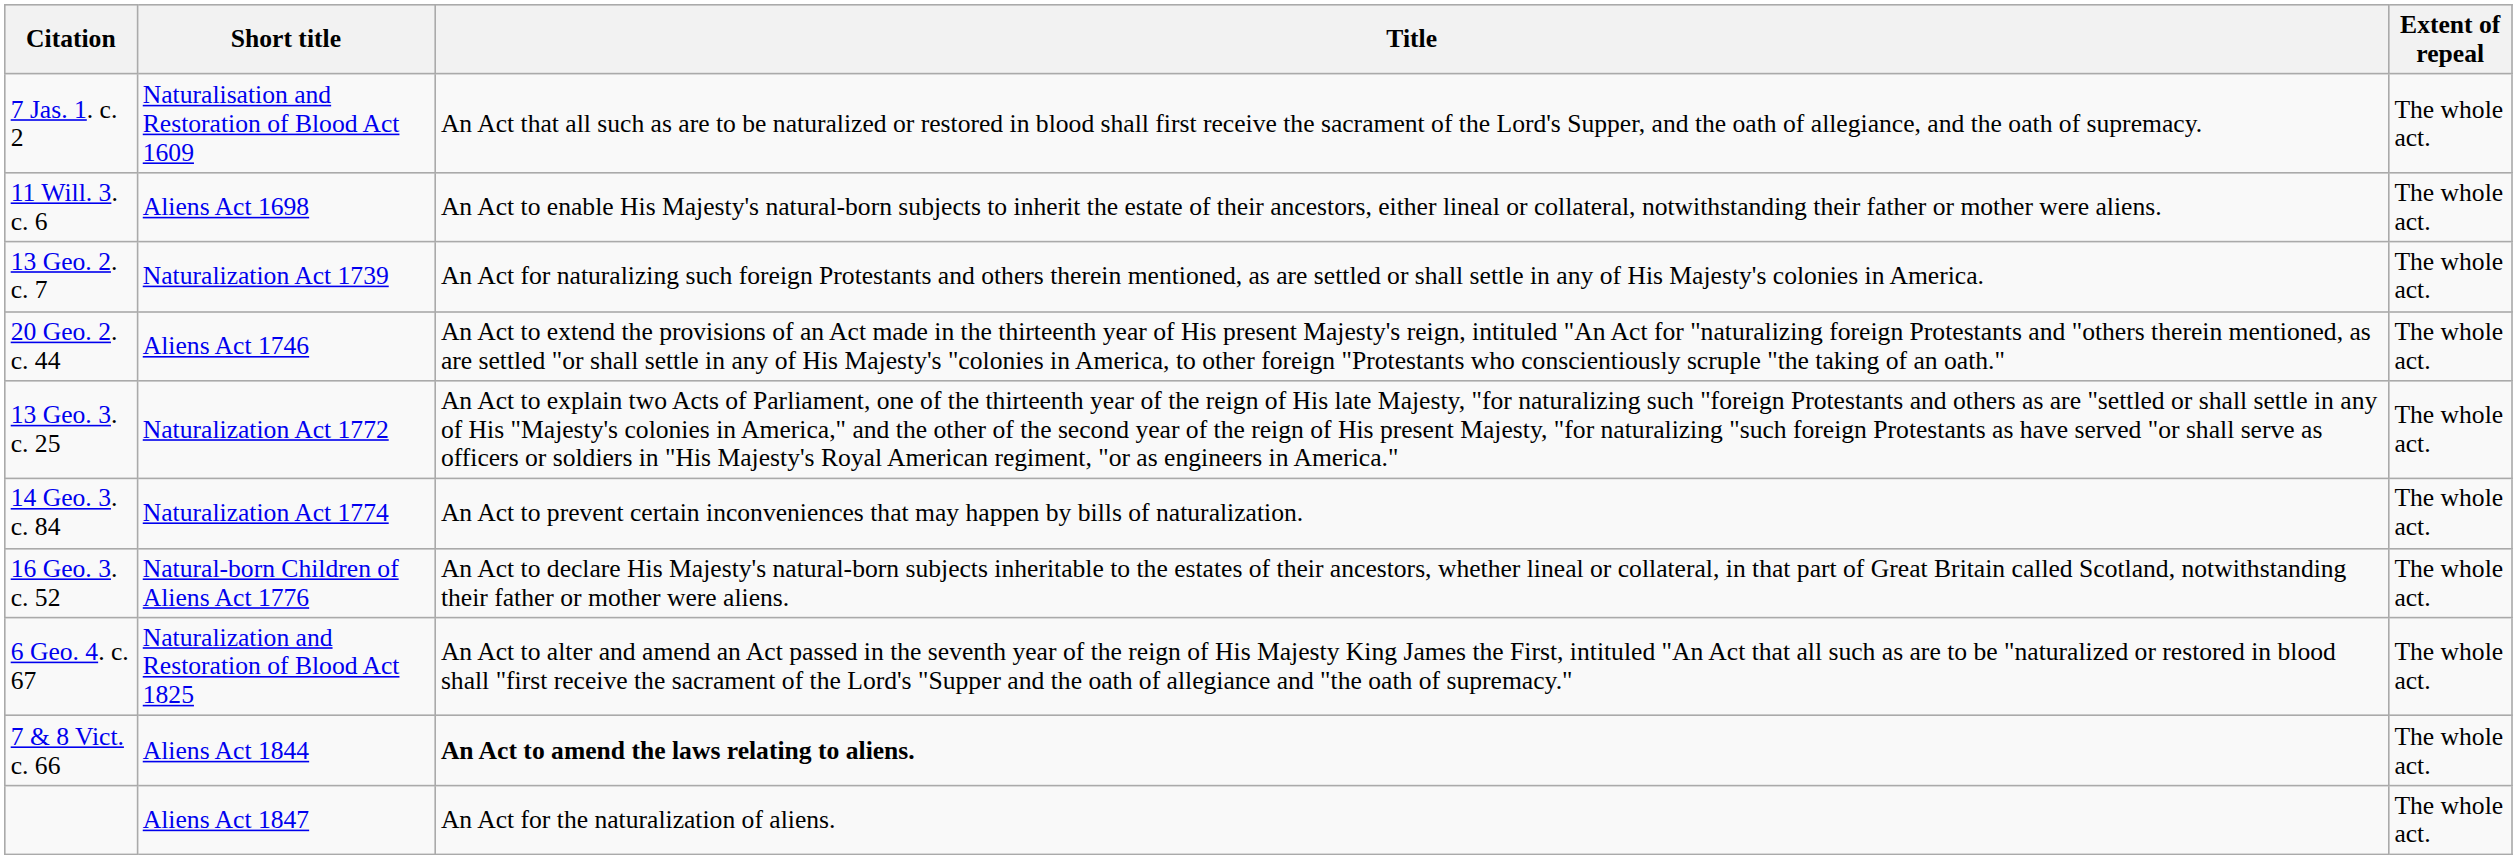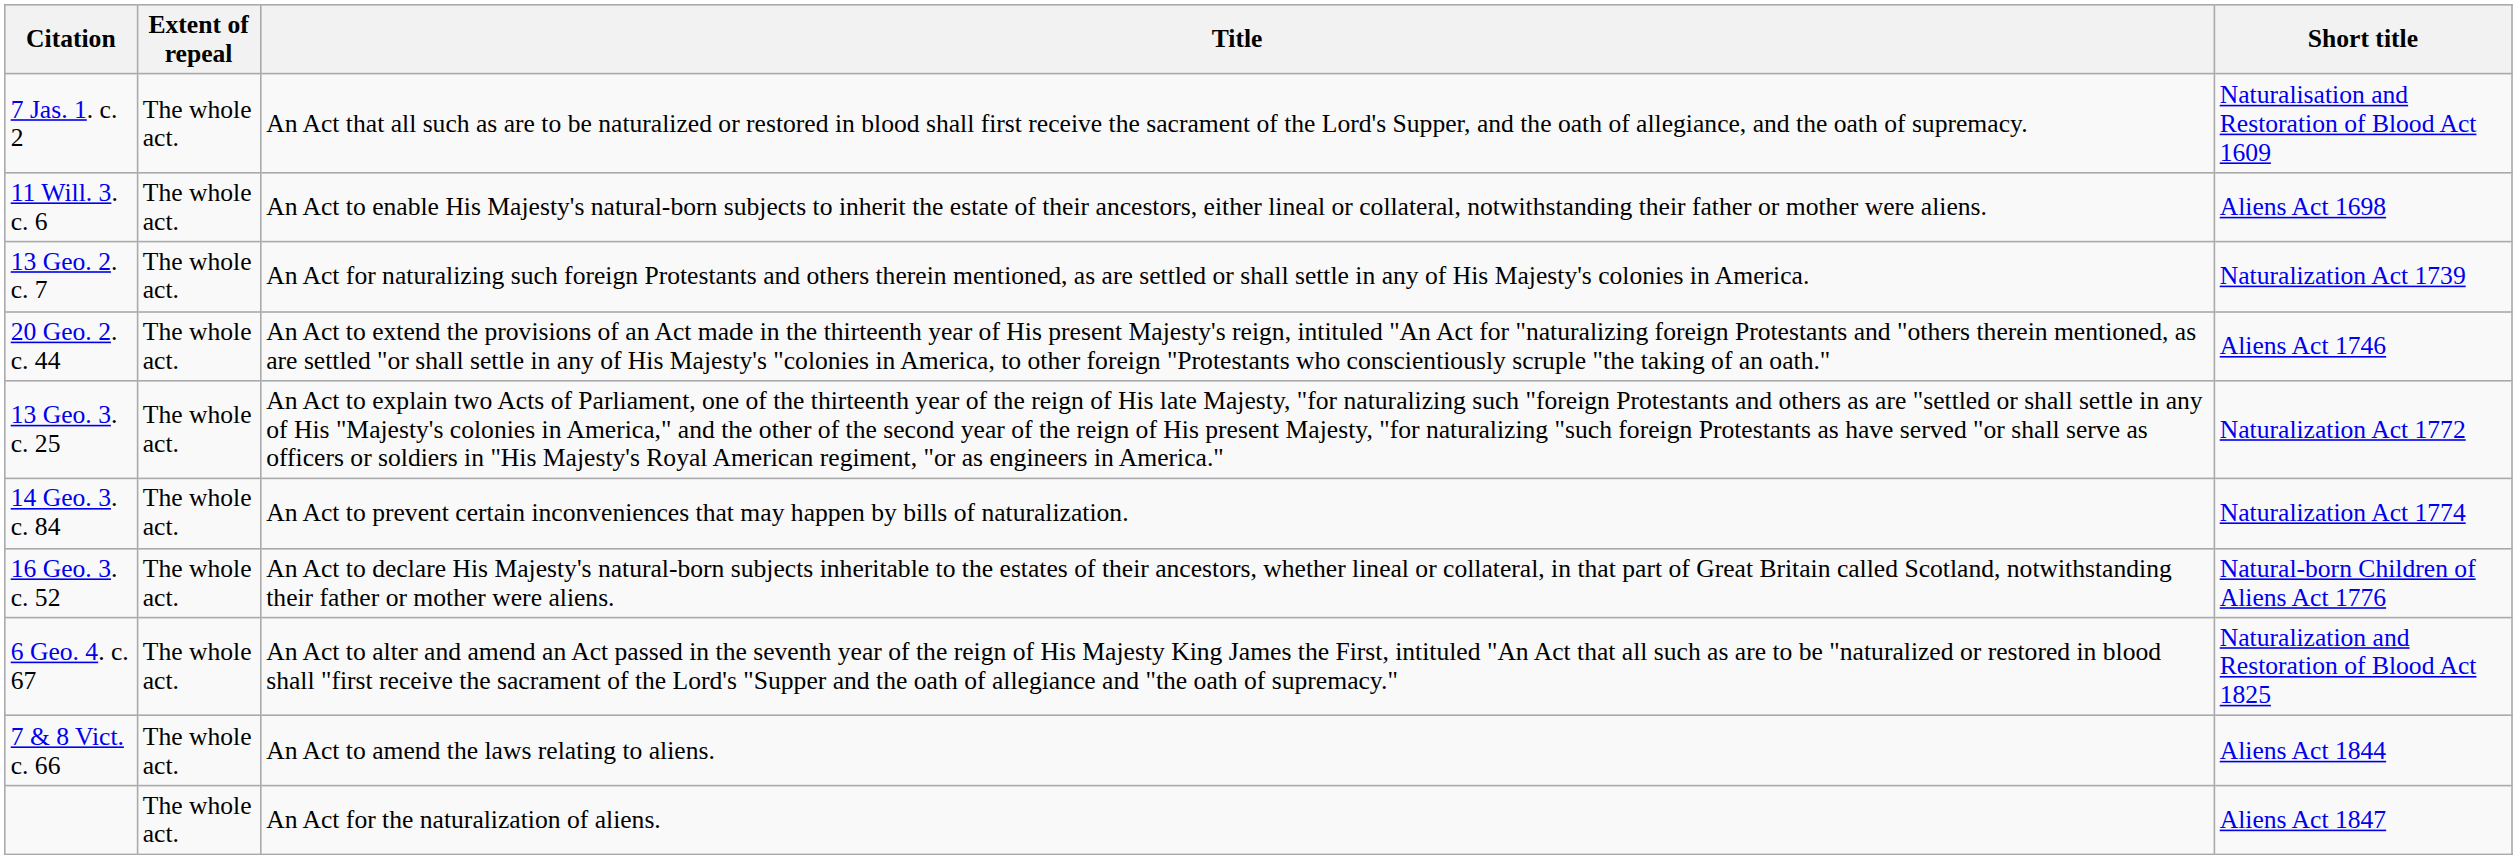columns swapped: (286, 39) <-> (2450, 39)
(678, 750) bold -> (491, 750) normal
